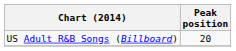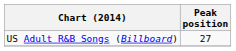(205, 39) 20 -> (205, 39) 27
